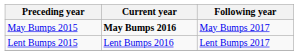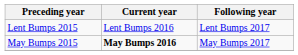rows swapped: (43, 27) <-> (43, 43)
